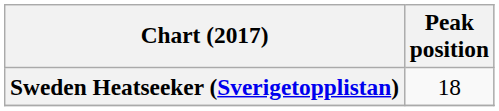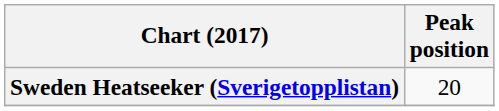(449, 86) 18 -> (449, 86) 20
